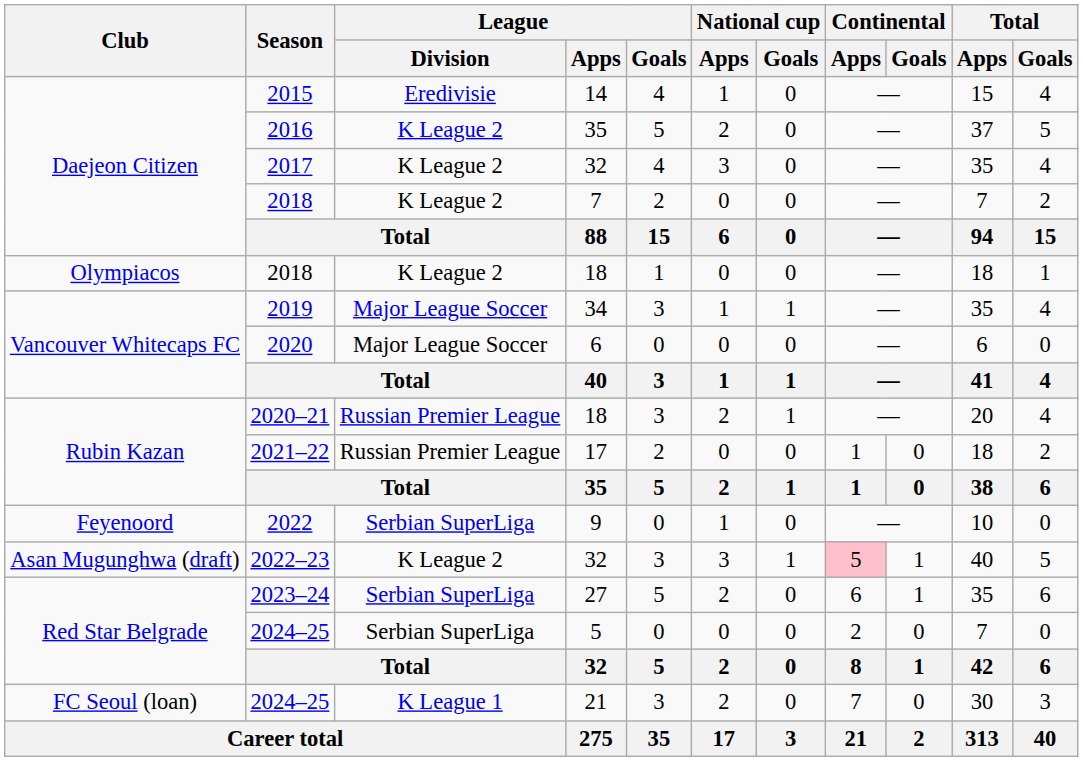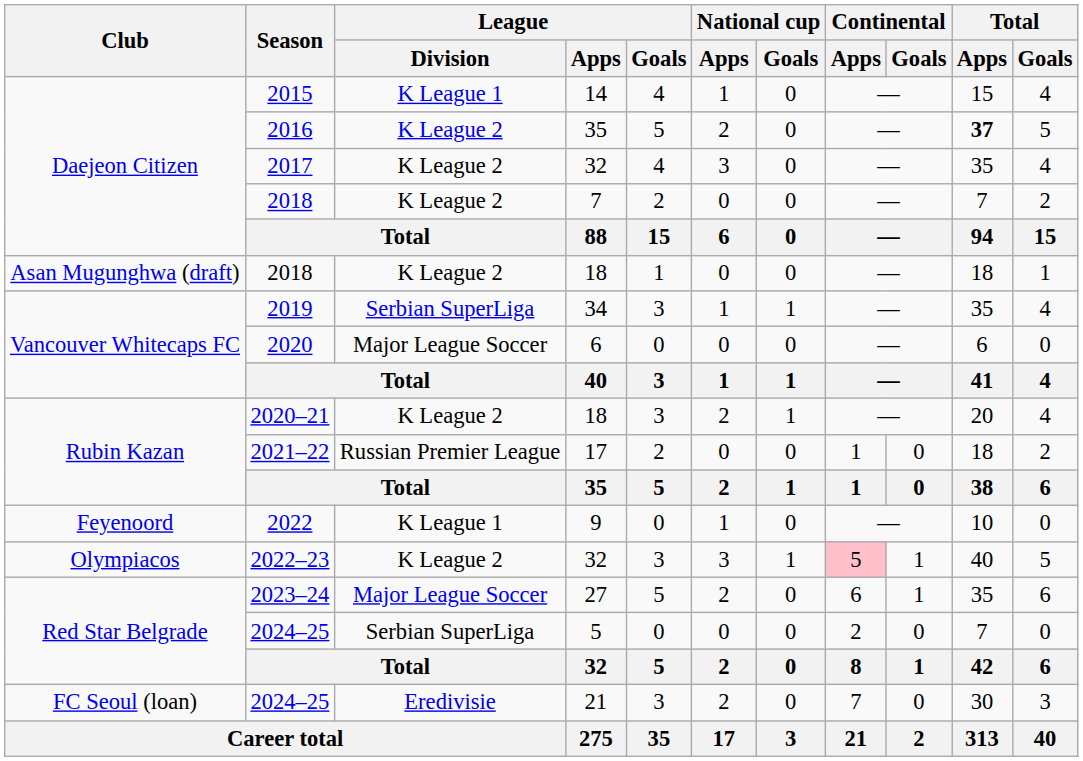(450, 93) Eredivisie -> (450, 93) K League 1
(982, 129) normal -> (982, 129) bold
(125, 272) Olympiacos -> (125, 272) Asan Mugunghwa (draft)
(450, 308) Major League Soccer -> (450, 308) Serbian SuperLiga
(450, 415) Russian Premier League -> (450, 415) K League 2
(450, 523) Serbian SuperLiga -> (450, 523) K League 1
(125, 559) Asan Mugunghwa (draft) -> (125, 559) Olympiacos
(450, 594) Serbian SuperLiga -> (450, 594) Major League Soccer
(450, 702) K League 1 -> (450, 702) Eredivisie
